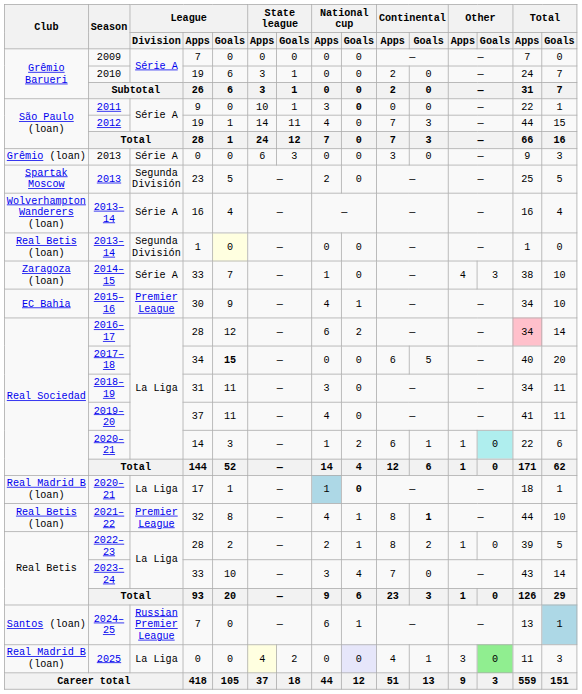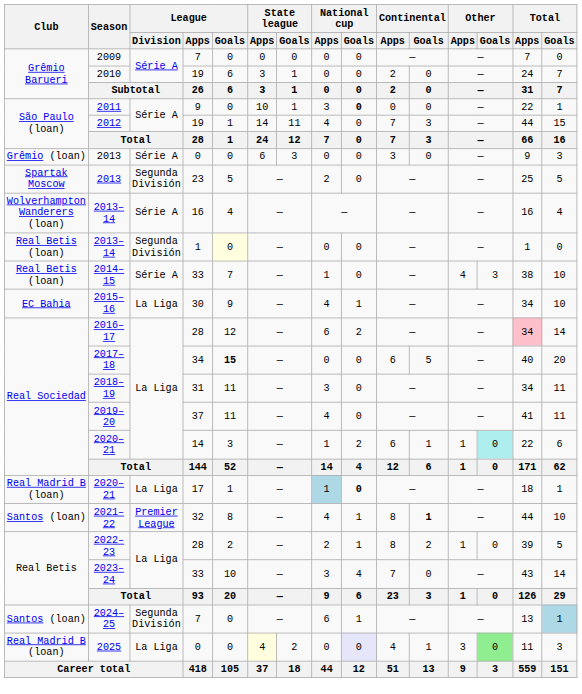(46, 275) Zaragoza (loan) -> (46, 275) Real Betis (loan)
(156, 304) Premier League -> (156, 304) La Liga
(46, 518) Real Betis (loan) -> (46, 518) Santos (loan)
(156, 625) Russian Premier League -> (156, 619) Segunda División
